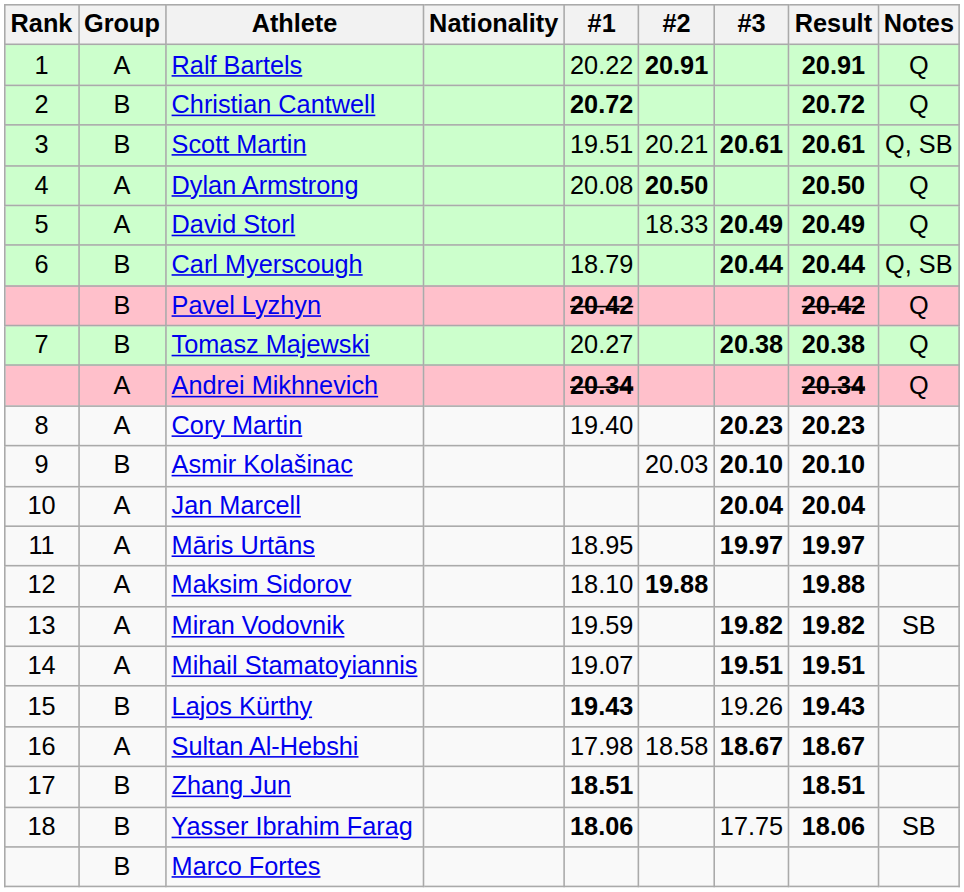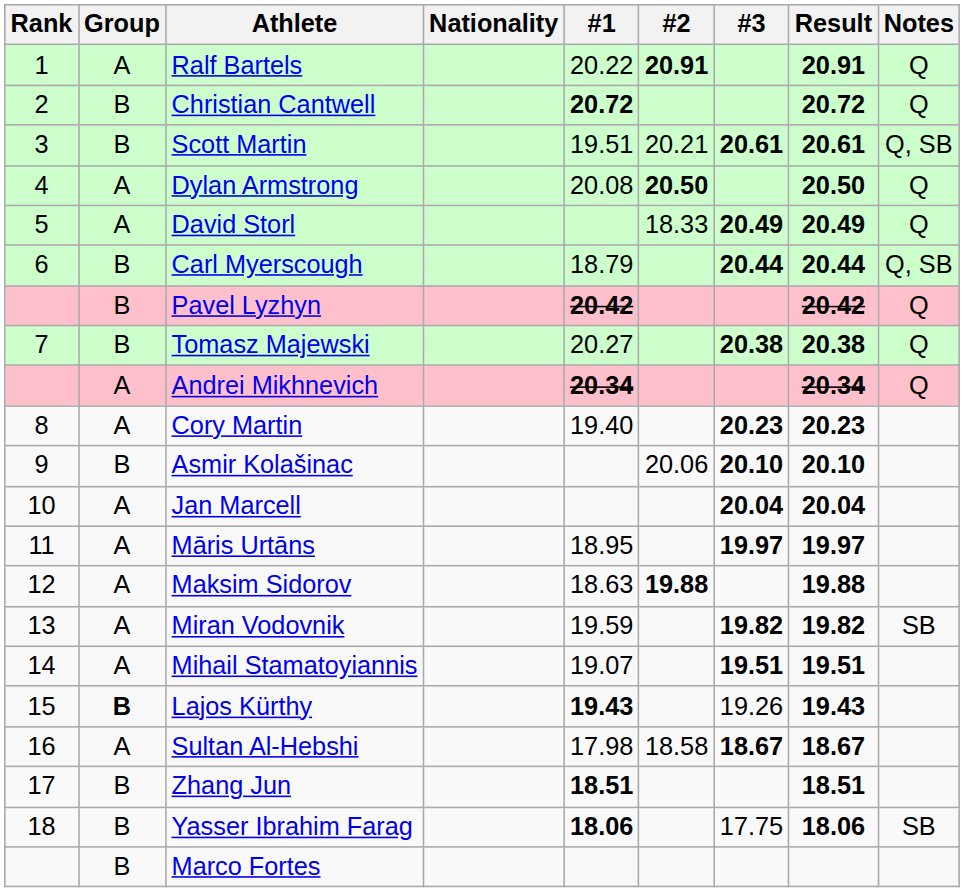(677, 465) 20.03 -> (677, 465) 20.06
(602, 585) 18.10 -> (602, 585) 18.63
(122, 706) normal -> (122, 706) bold
